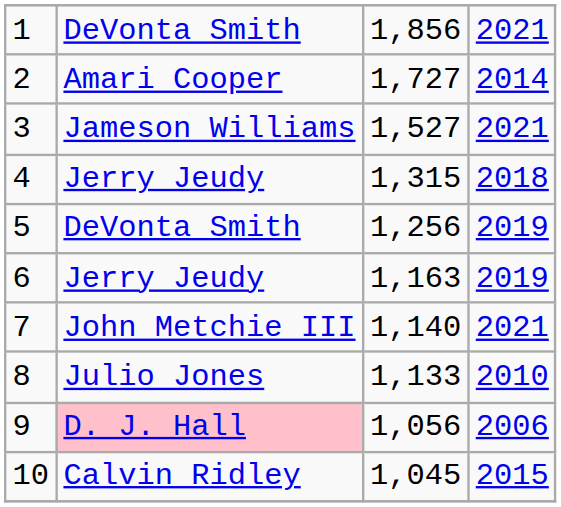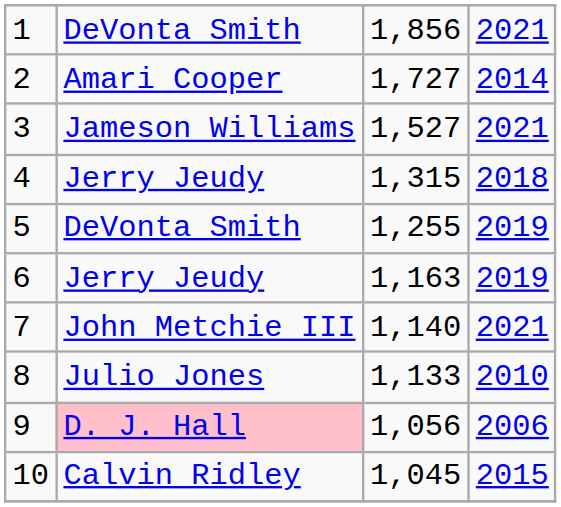(416, 228) 1,256 -> (416, 228) 1,255
